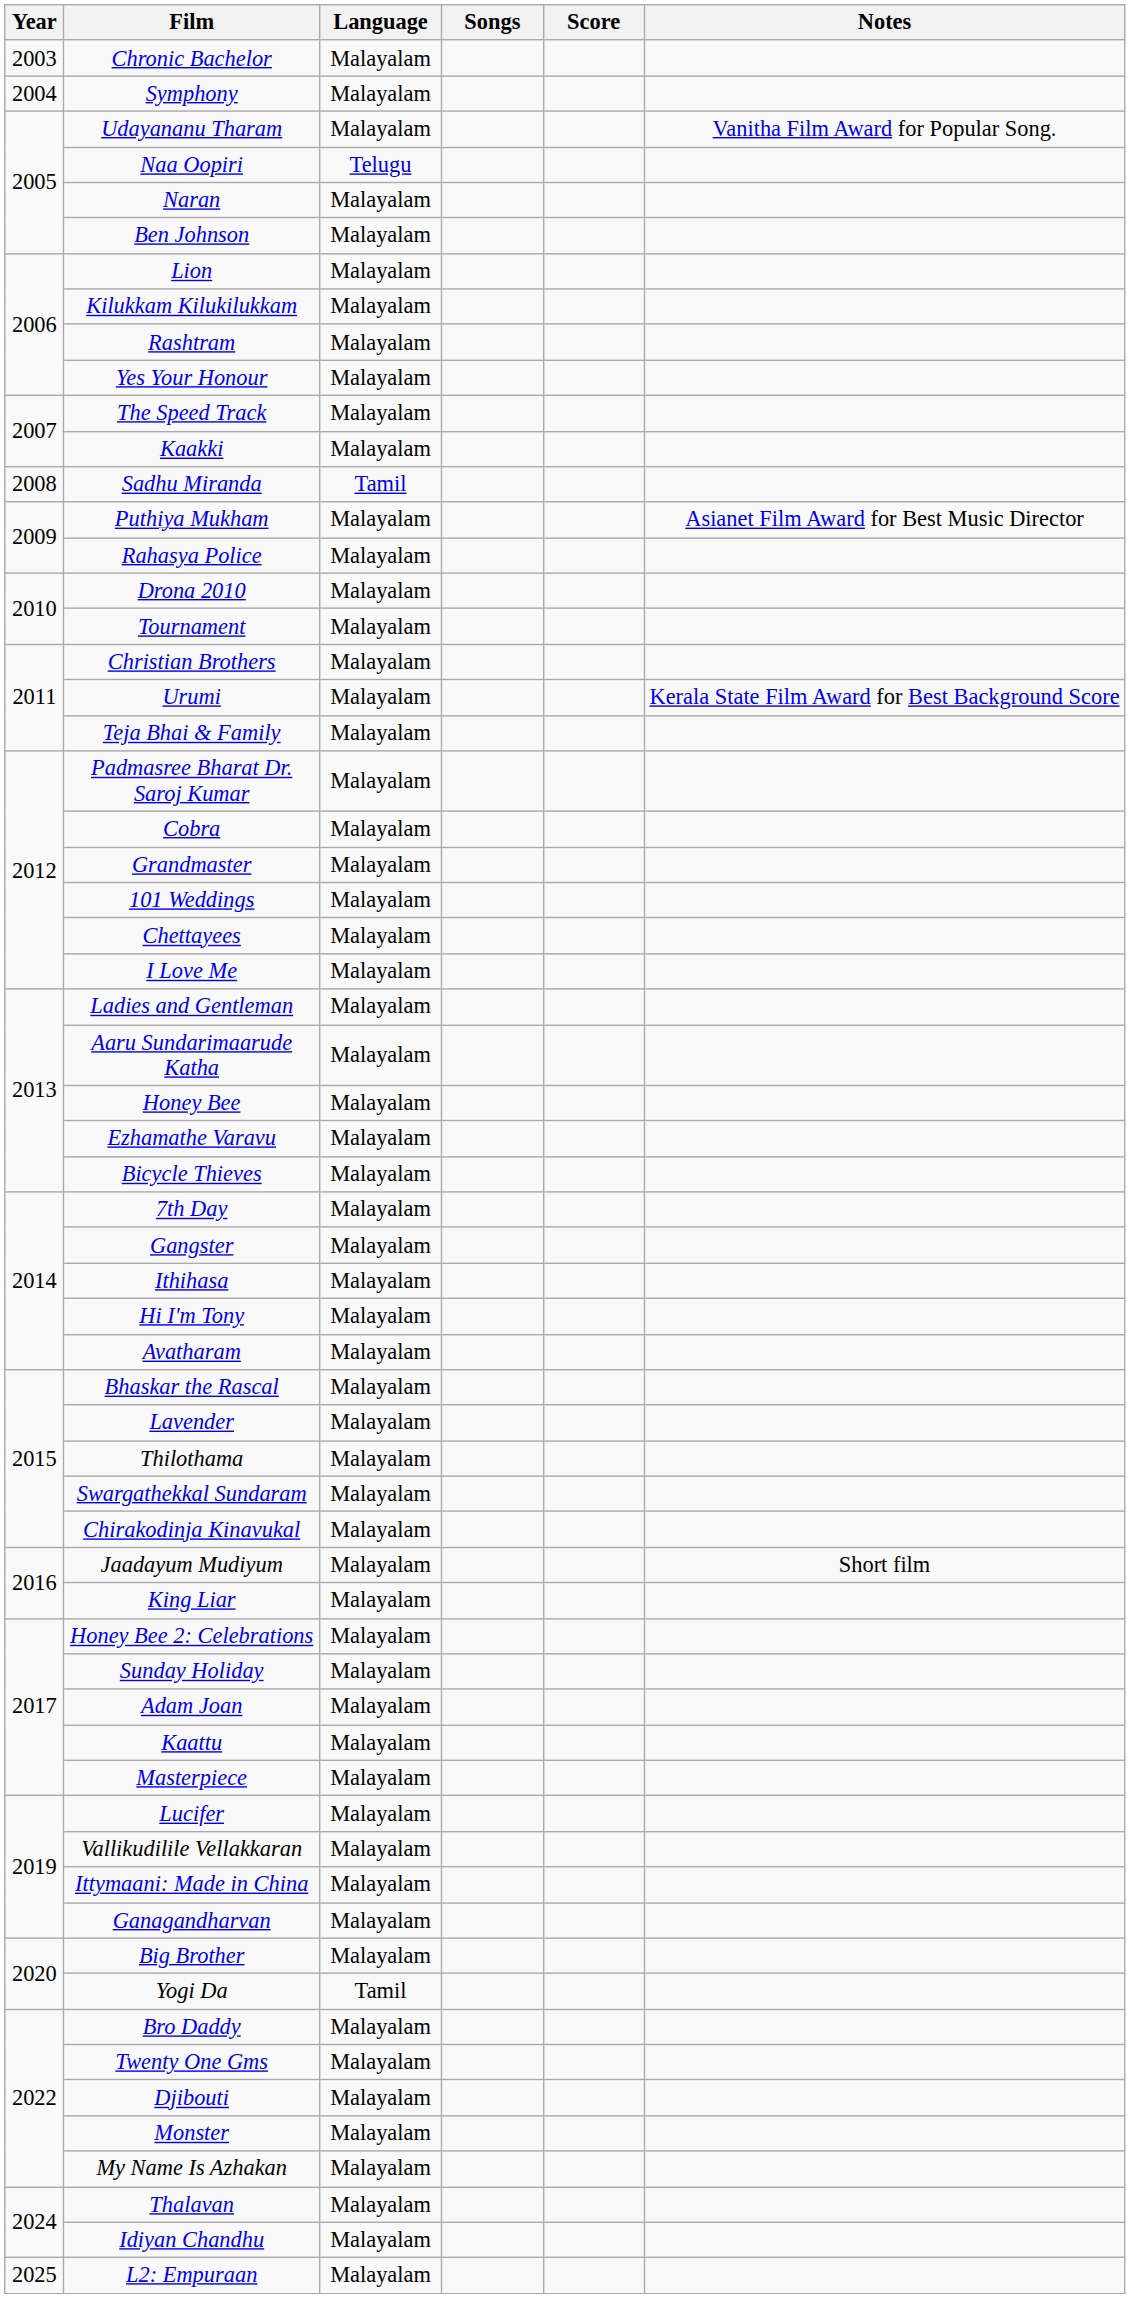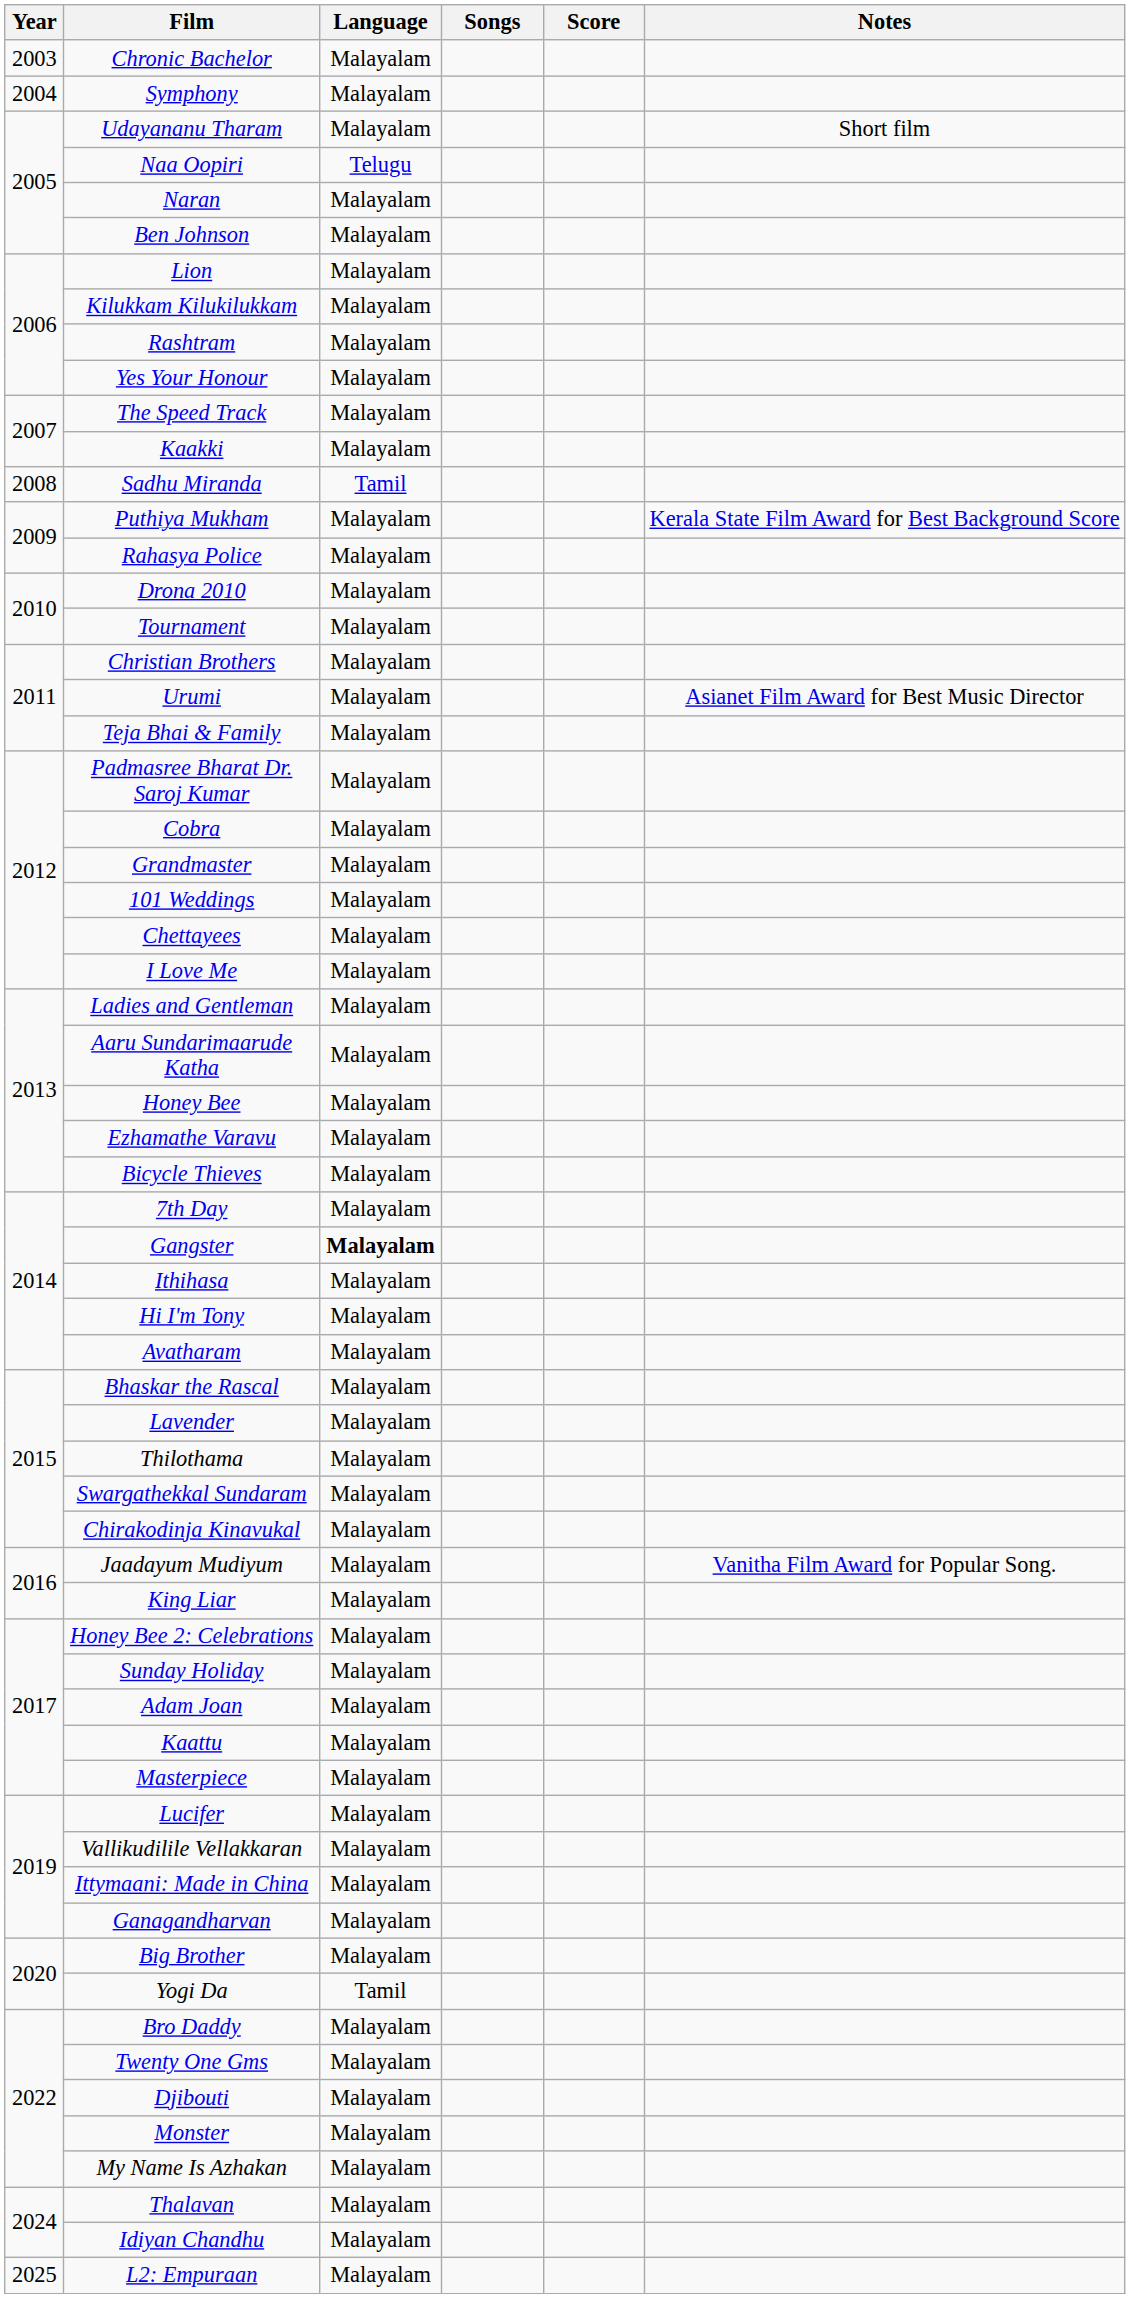(885, 128) Vanitha Film Award for Popular Song. -> (885, 128) Short film
(885, 519) Asianet Film Award for Best Music Director -> (885, 519) Kerala State Film Award for Best Background Score
(885, 697) Kerala State Film Award for Best Background Score -> (885, 697) Asianet Film Award for Best Music Director
(381, 1244) normal -> (381, 1244) bold
(885, 1564) Short film -> (885, 1564) Vanitha Film Award for Popular Song.
